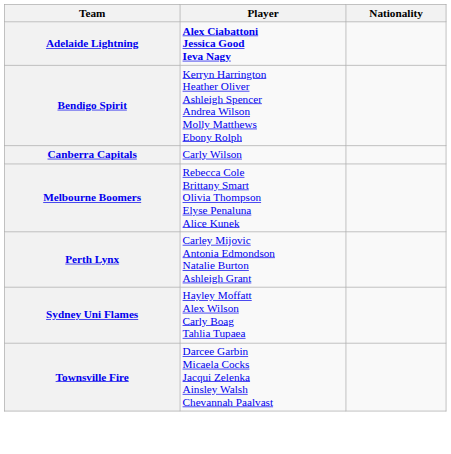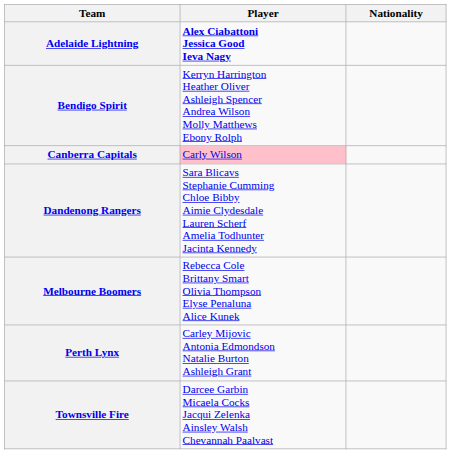(212, 154) no background -> (212, 154) pink background
+ row: (92, 210)
- row: (92, 315)
